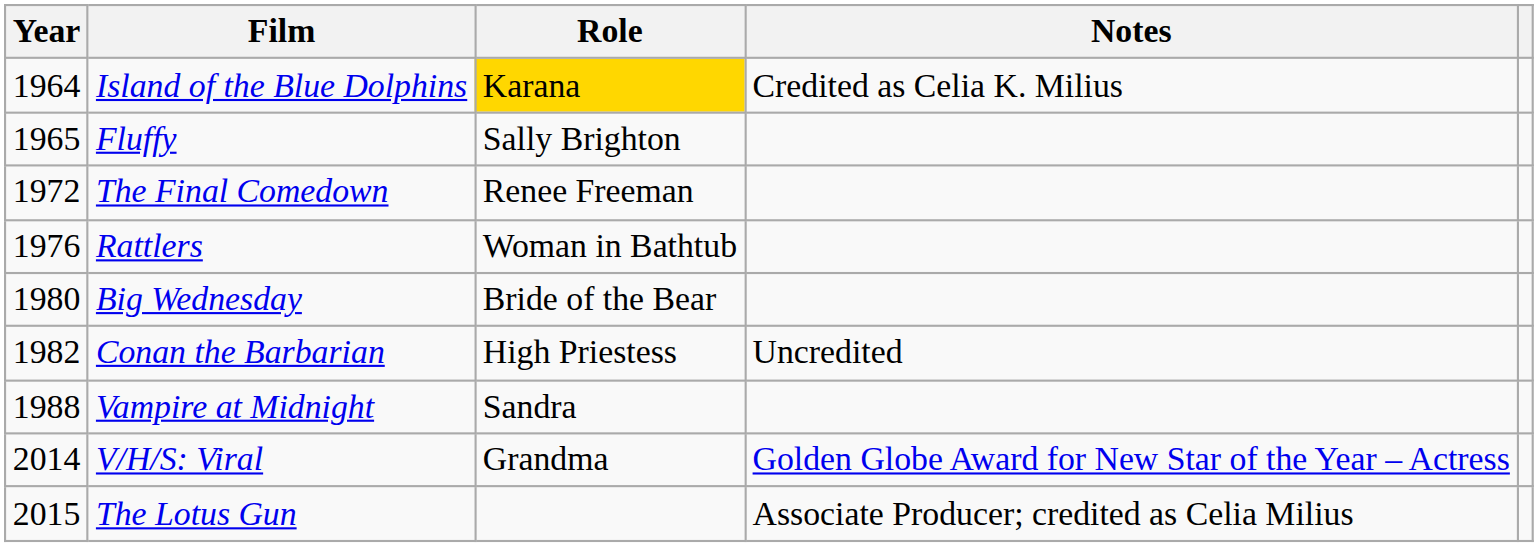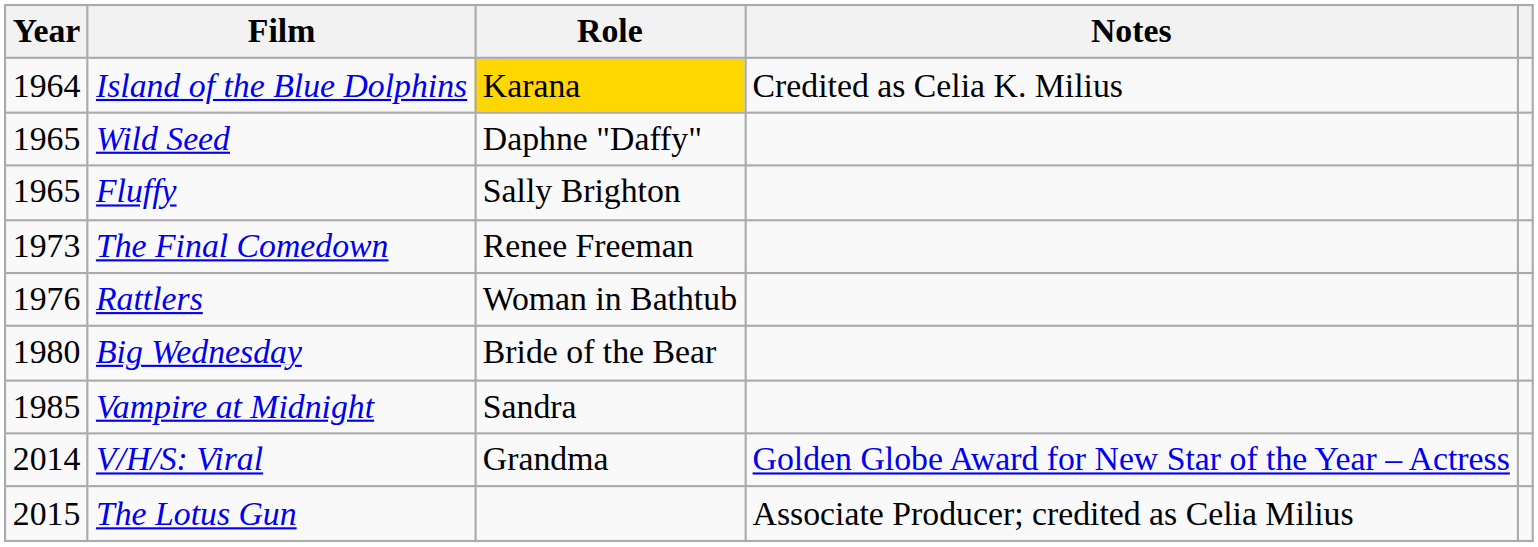+ row: (163, 138)
(47, 191) 1972 -> (47, 245) 1973
- row: (240, 352)
(47, 406) 1988 -> (47, 406) 1985
